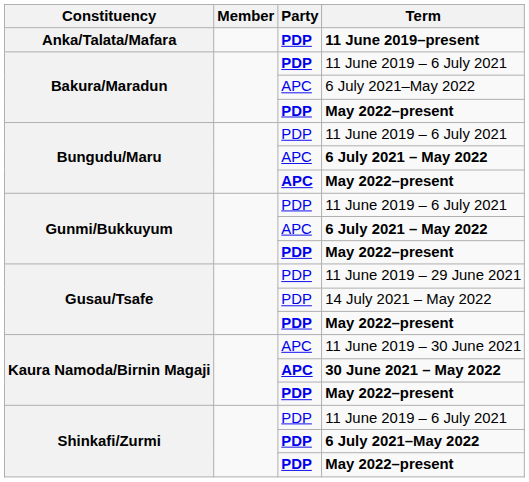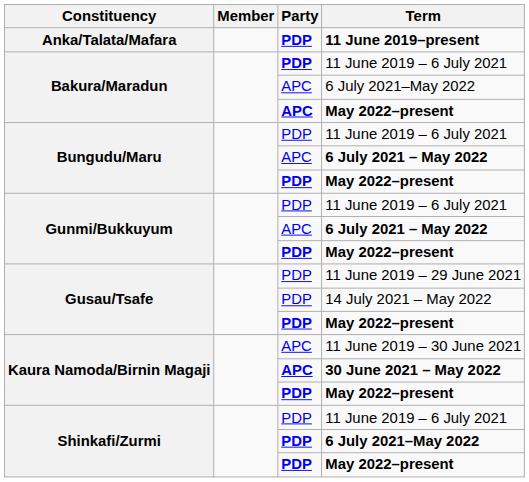(297, 110) PDP -> (297, 110) APC
(297, 181) APC -> (297, 181) PDP
